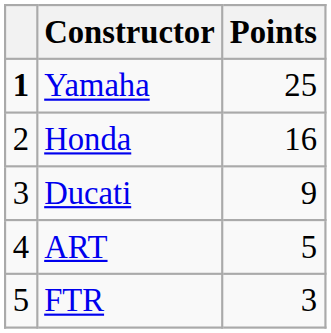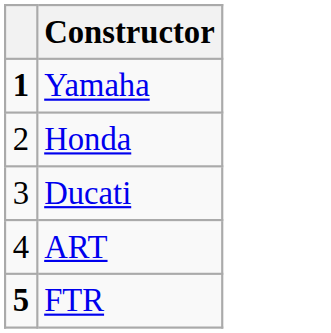- column: (273, 31)
(21, 301) normal -> (21, 301) bold
